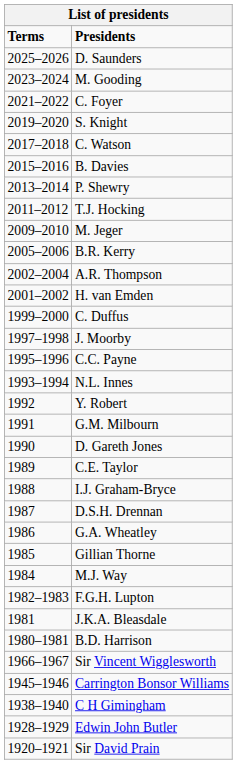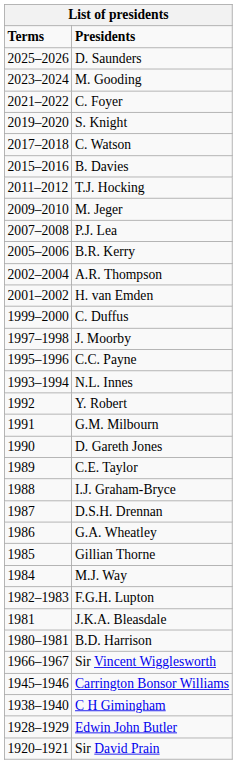- row: (102, 187)
+ row: (96, 230)
